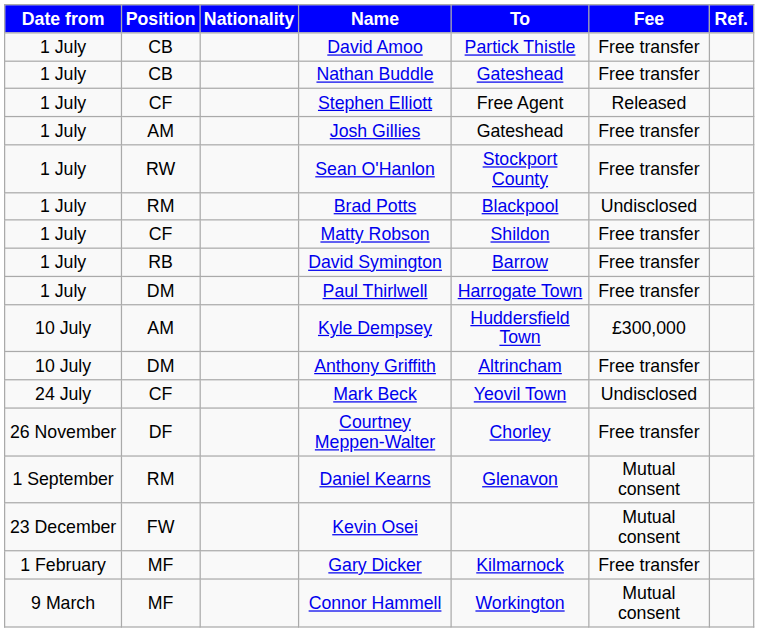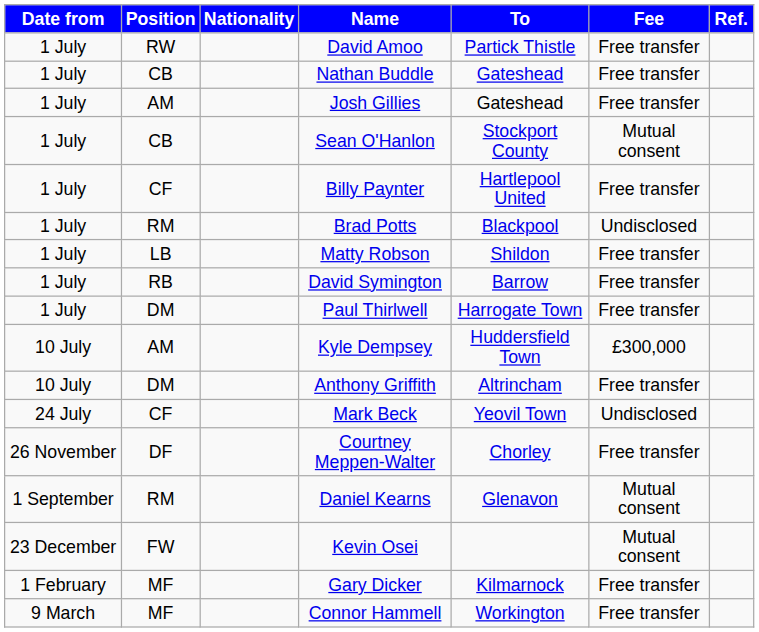(161, 47) CB -> (161, 47) RW
- row: (375, 103)
(161, 169) RW -> (161, 141) CB
(649, 169) Free transfer -> (649, 141) Mutual consent
+ row: (375, 188)
(161, 235) CF -> (161, 254) LB
(649, 603) Mutual consent -> (649, 613) Free transfer
